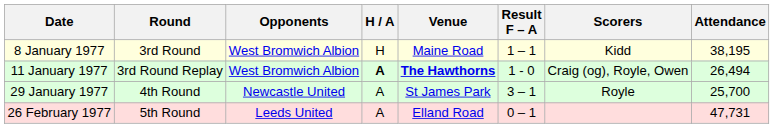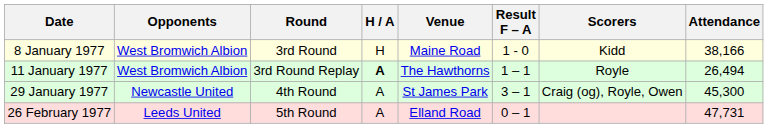columns swapped: (170, 22) <-> (294, 22)
(521, 50) 1 – 1 -> (516, 50) 1 - 0
(730, 50) 38,195 -> (724, 50) 38,166
(448, 71) bold -> (445, 71) normal
(521, 71) 1 - 0 -> (516, 71) 1 – 1
(618, 71) Craig (og), Royle, Owen -> (612, 71) Royle
(618, 92) Royle -> (612, 92) Craig (og), Royle, Owen
(730, 92) 25,700 -> (724, 92) 45,300
